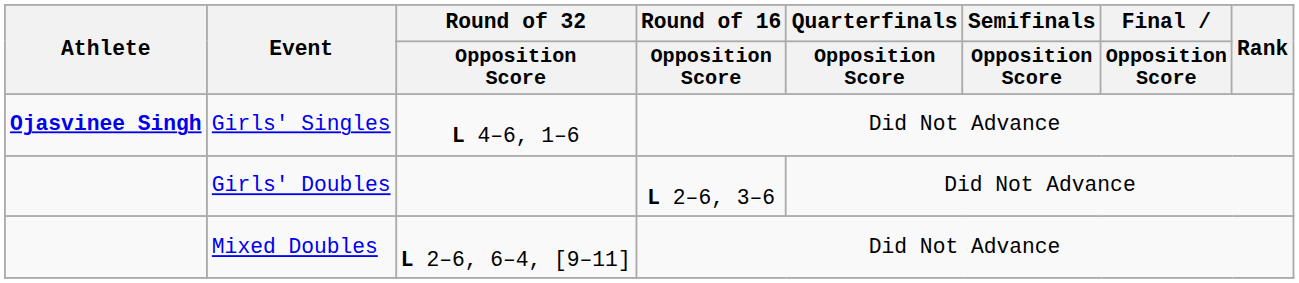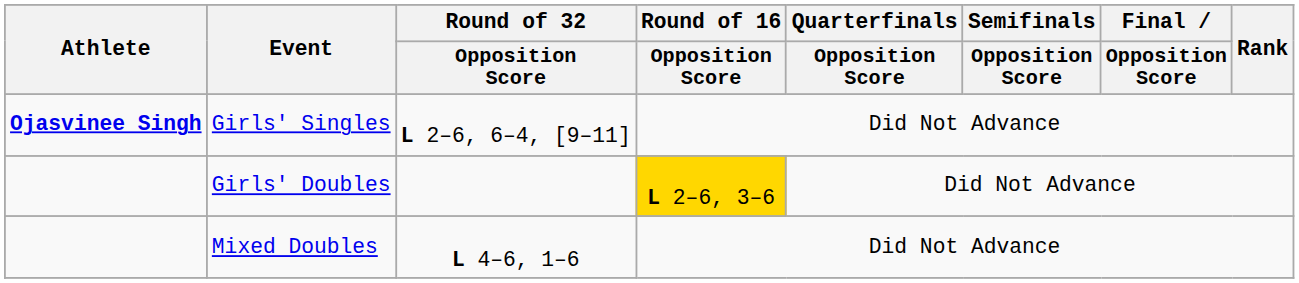(516, 137) L 4–6, 1–6 -> (516, 137) L 2–6, 6–4, [9–11]
(711, 199) no background -> (711, 199) gold background
(516, 260) L 2–6, 6–4, [9–11] -> (516, 260) L 4–6, 1–6
